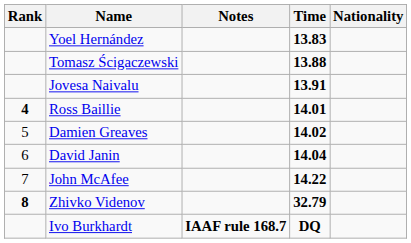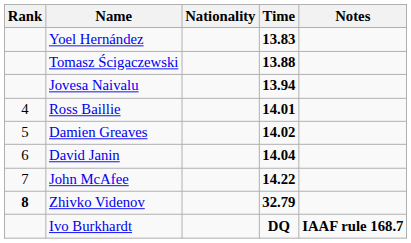columns swapped: (368, 16) <-> (236, 16)
(310, 86) 13.91 -> (279, 86) 13.94
(25, 109) bold -> (25, 109) normal
